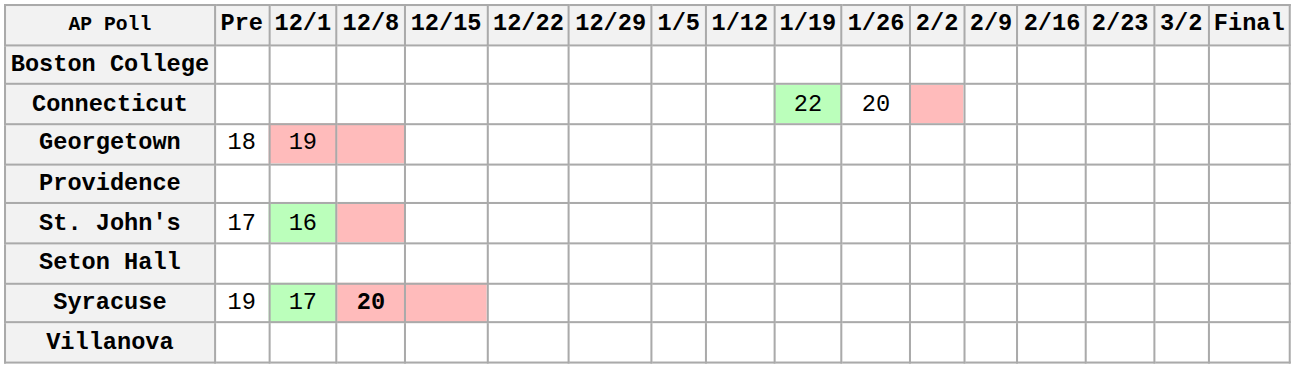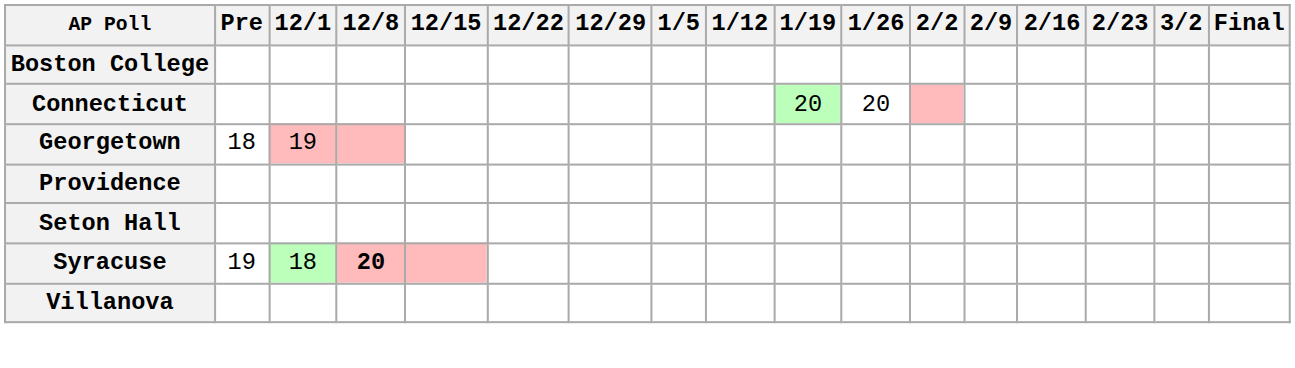(808, 104) 22 -> (808, 104) 20
- row: (110, 223)
(303, 302) 17 -> (303, 263) 18
